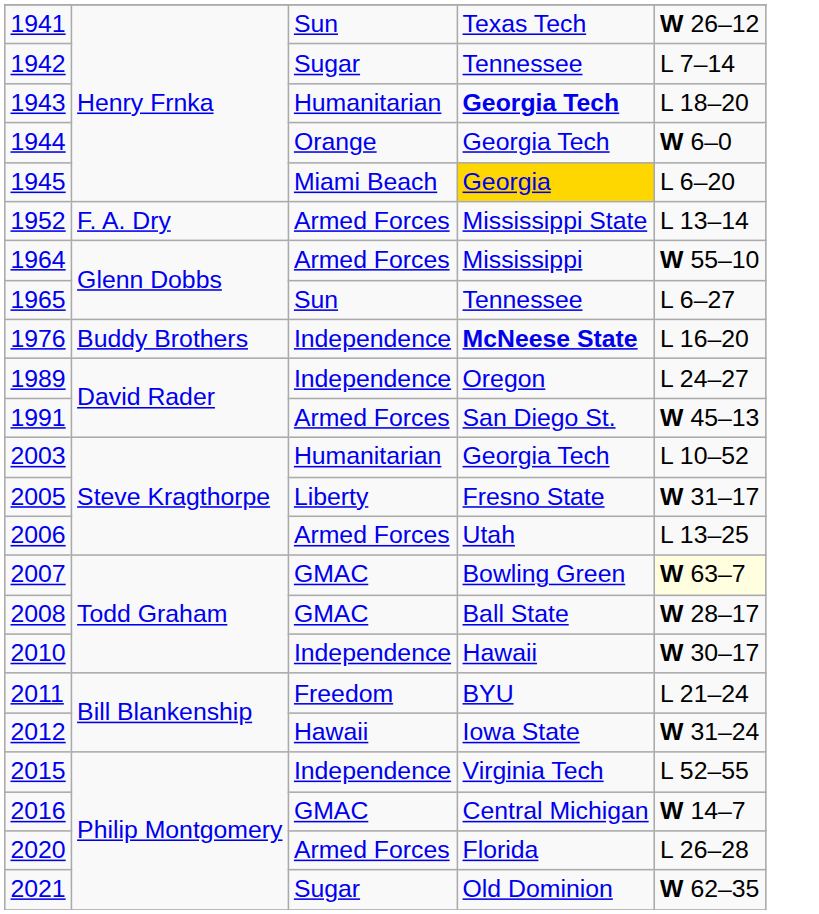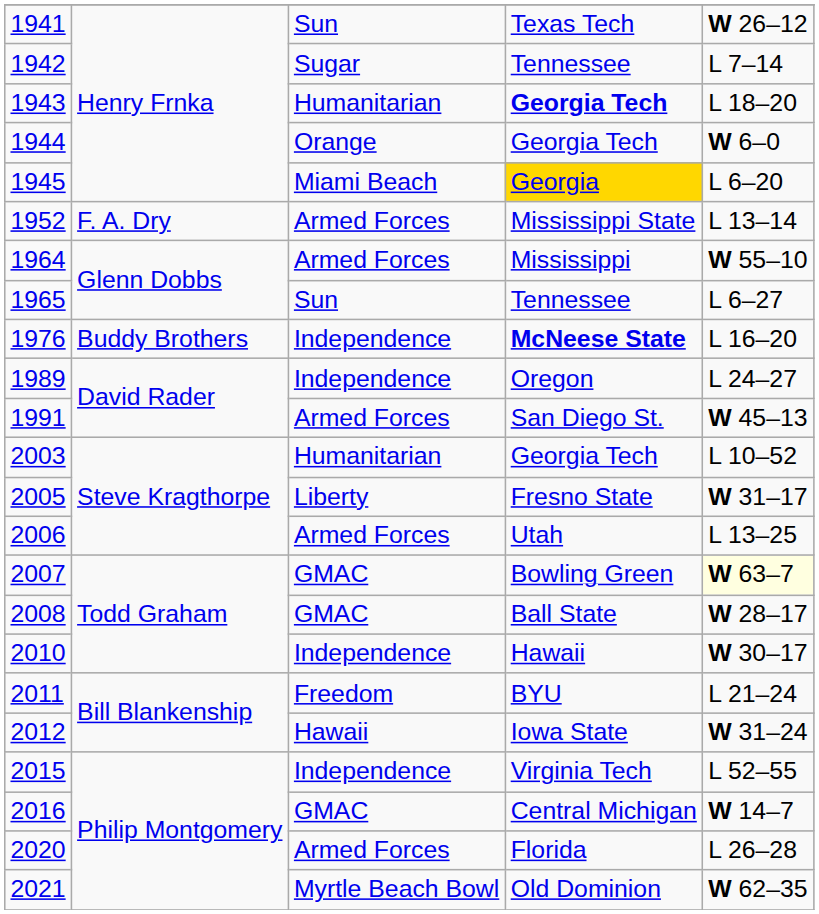(327, 889) Sugar -> (397, 889) Myrtle Beach Bowl
